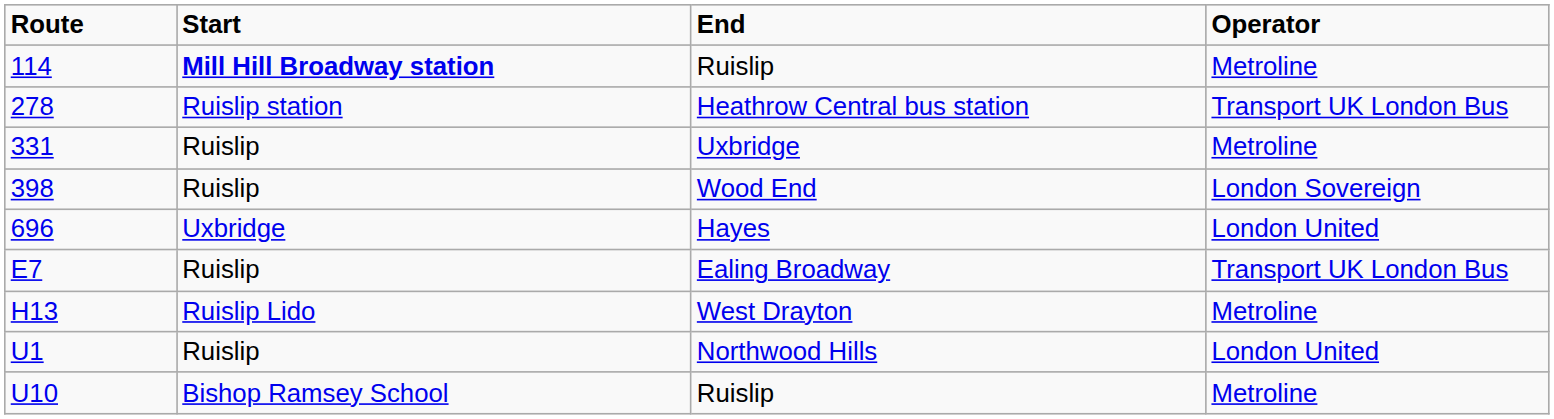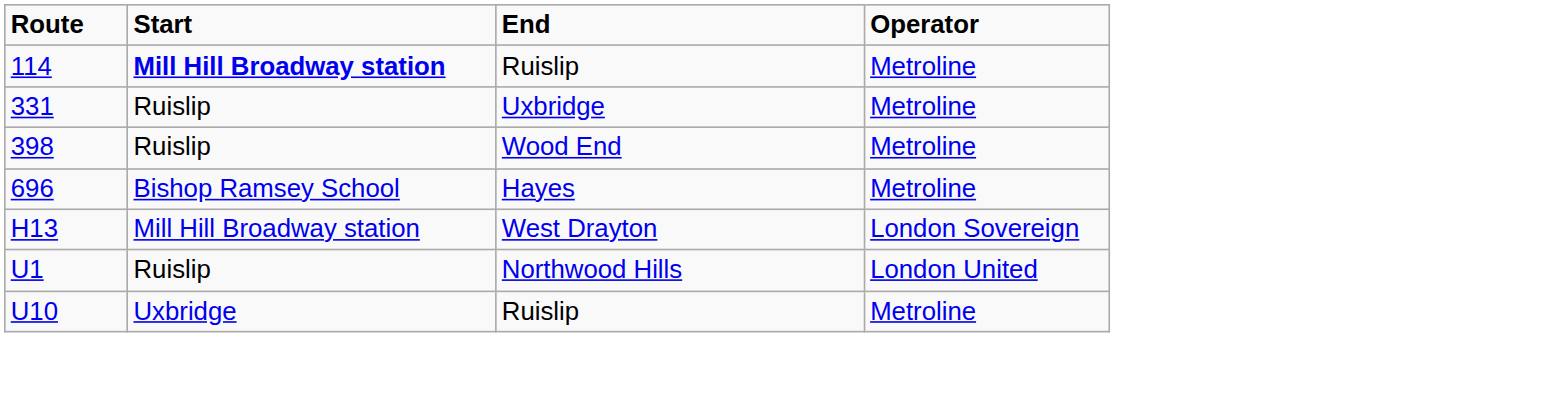- row: (32, 106)
(1316, 188) London Sovereign -> (923, 147) Metroline
(234, 229) Uxbridge -> (267, 188) Bishop Ramsey School
(1295, 229) London United -> (923, 188) Metroline
- row: (27, 270)
(249, 310) Ruislip Lido -> (277, 229) Mill Hill Broadway station
(1264, 310) Metroline -> (975, 229) London Sovereign
(315, 392) Bishop Ramsey School -> (185, 310) Uxbridge
